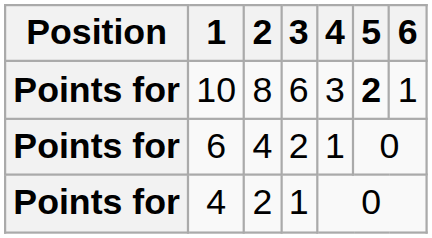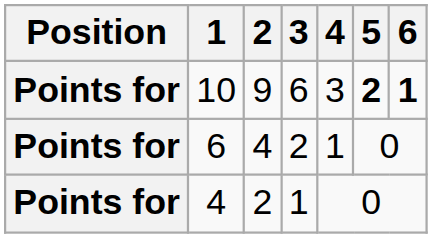(262, 89) 8 -> (262, 89) 9
(408, 89) normal -> (408, 89) bold
